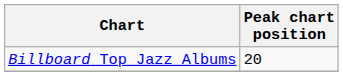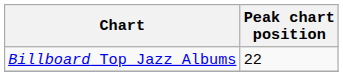(253, 59) 20 -> (253, 59) 22
